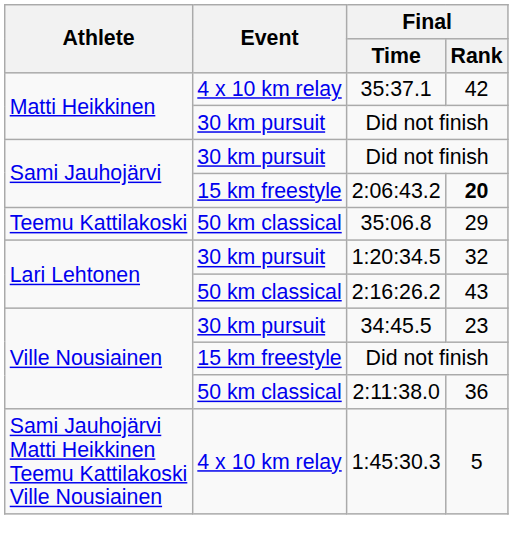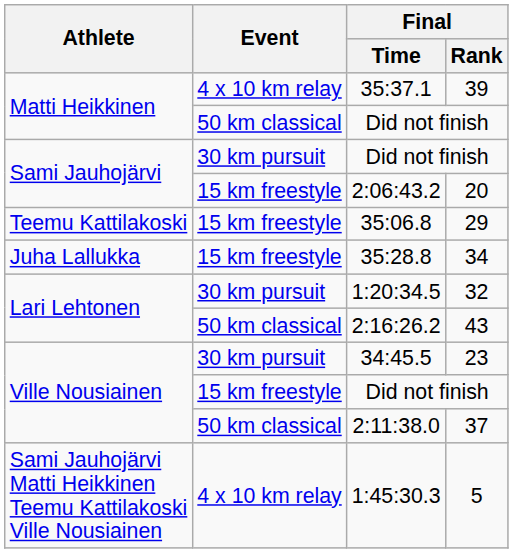(477, 89) 42 -> (477, 89) 39
(261, 123) 30 km pursuit -> (270, 123) 50 km classical
(477, 190) bold -> (477, 190) normal
(270, 224) 50 km classical -> (270, 224) 15 km freestyle
+ row: (75, 258)
(477, 392) 36 -> (477, 426) 37
